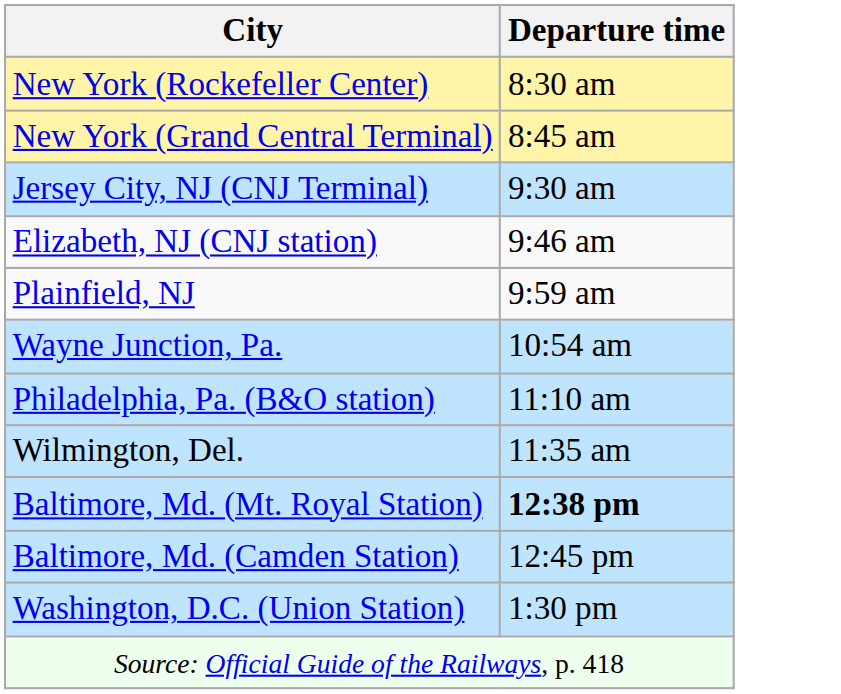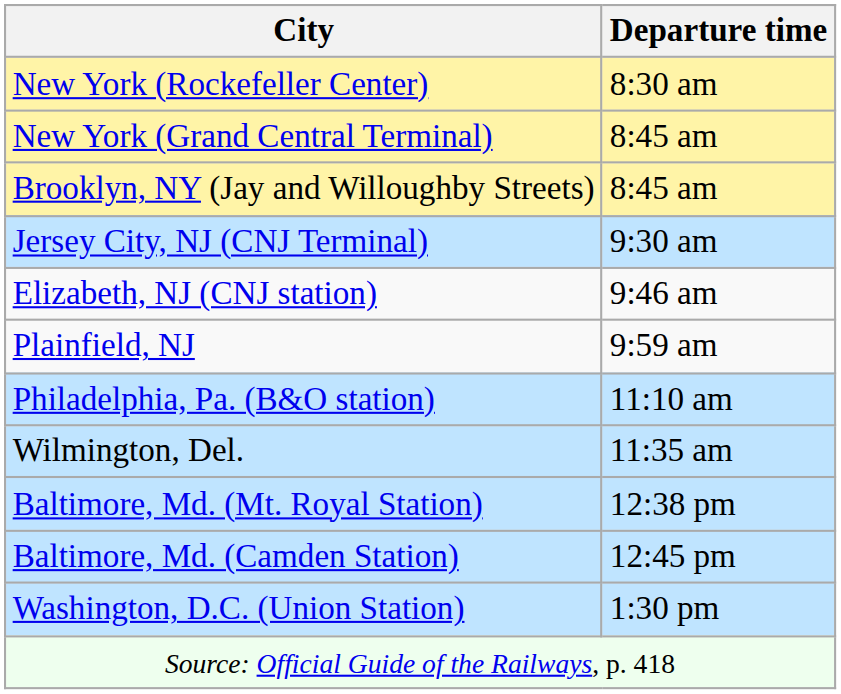+ row: (304, 188)
- row: (147, 345)
(574, 503) bold -> (673, 503) normal
